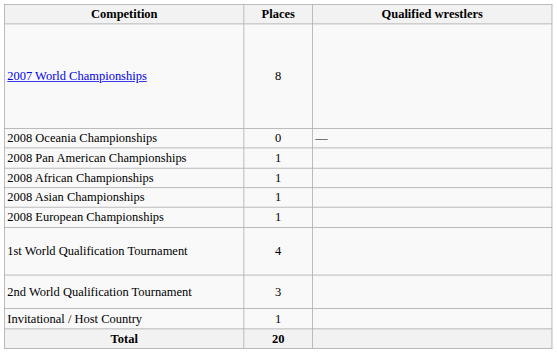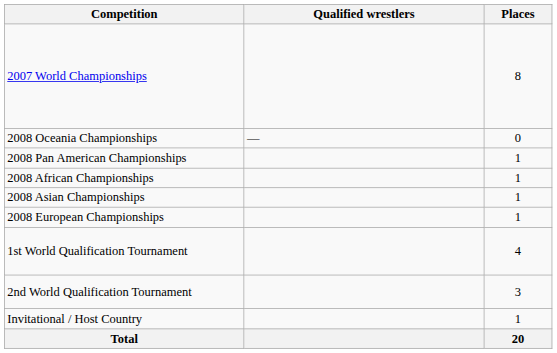columns swapped: (278, 14) <-> (432, 14)
